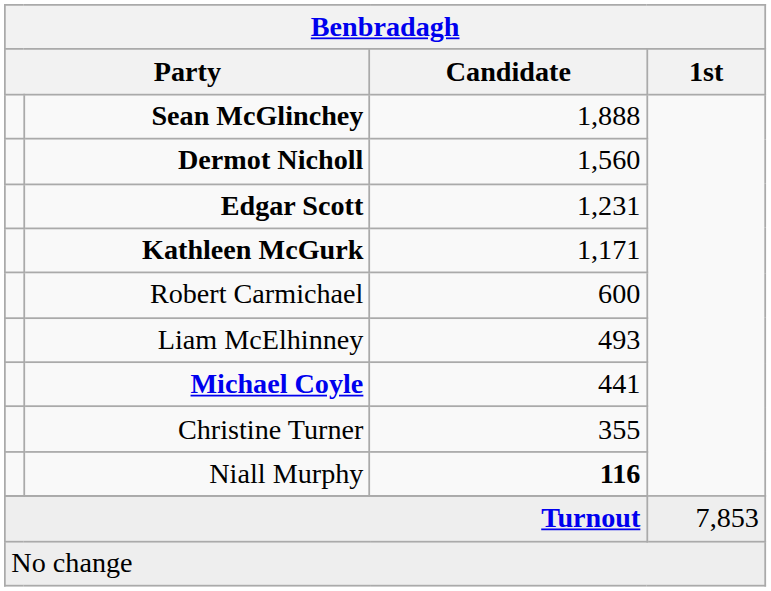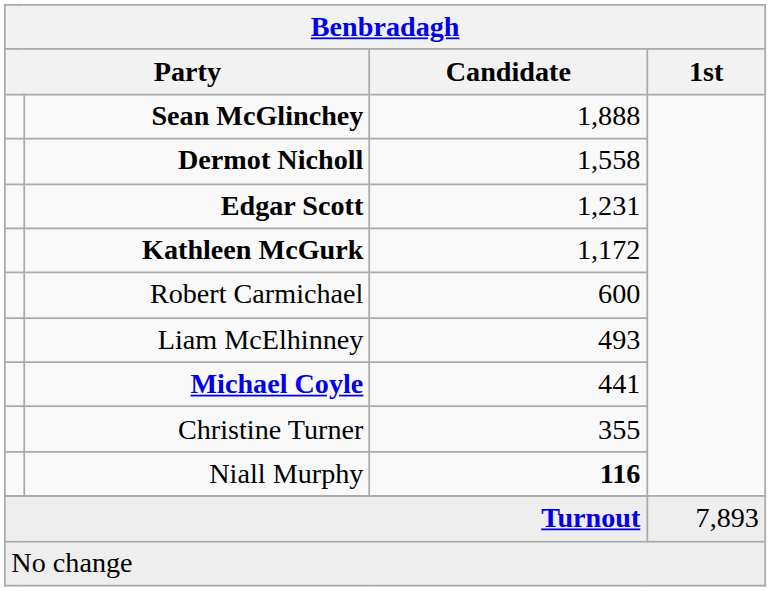(609, 160) 1,560 -> (609, 160) 1,558
(609, 250) 1,171 -> (609, 250) 1,172
(727, 518) 7,853 -> (727, 518) 7,893
